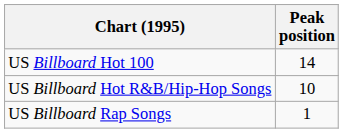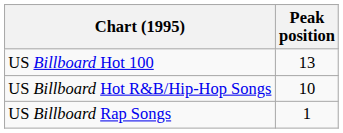(307, 62) 14 -> (307, 62) 13
